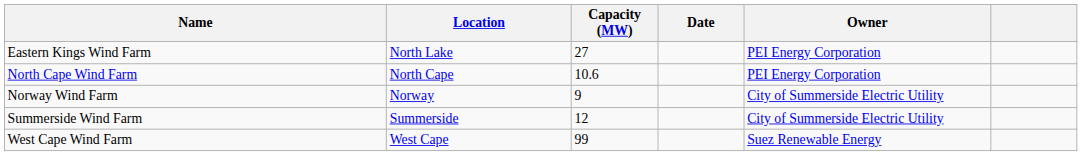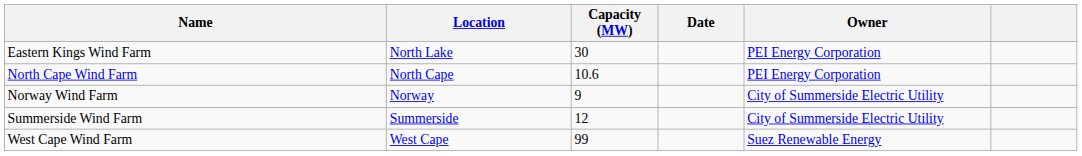(582, 52) 27 -> (582, 52) 30
